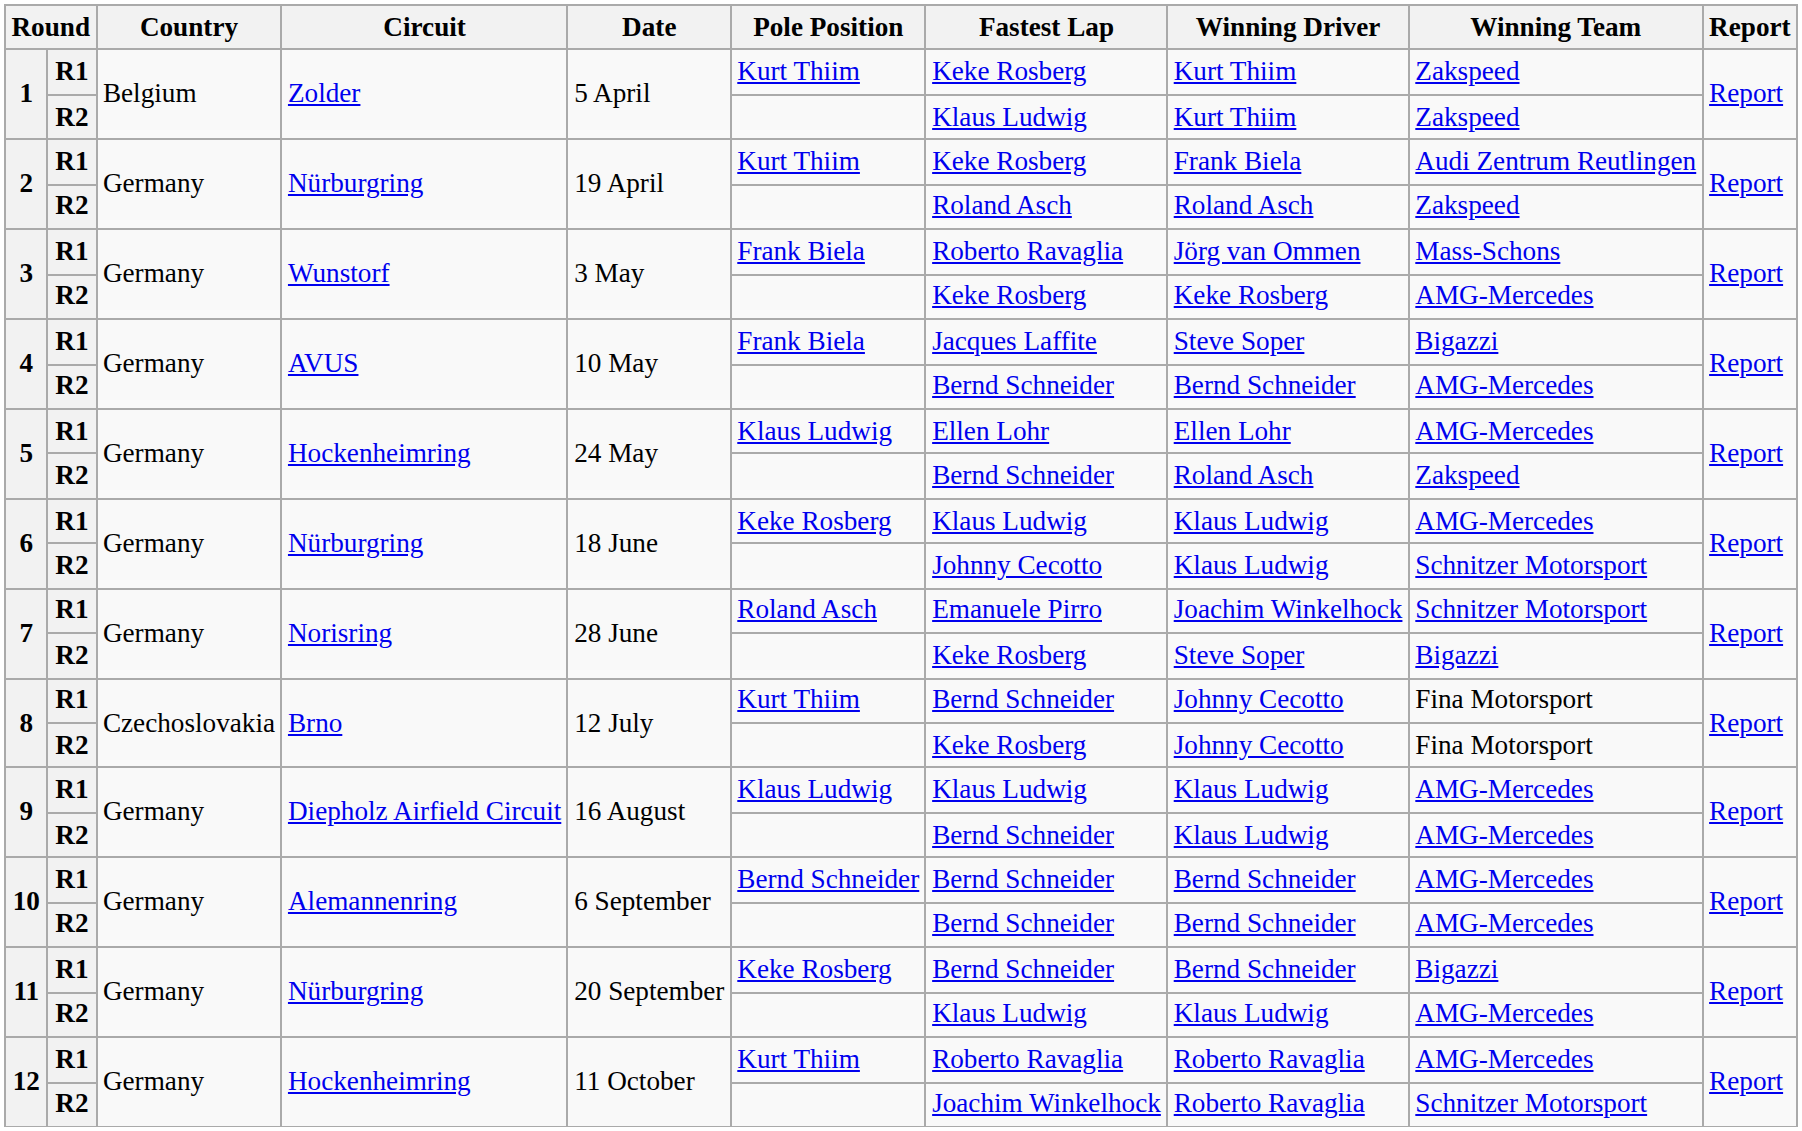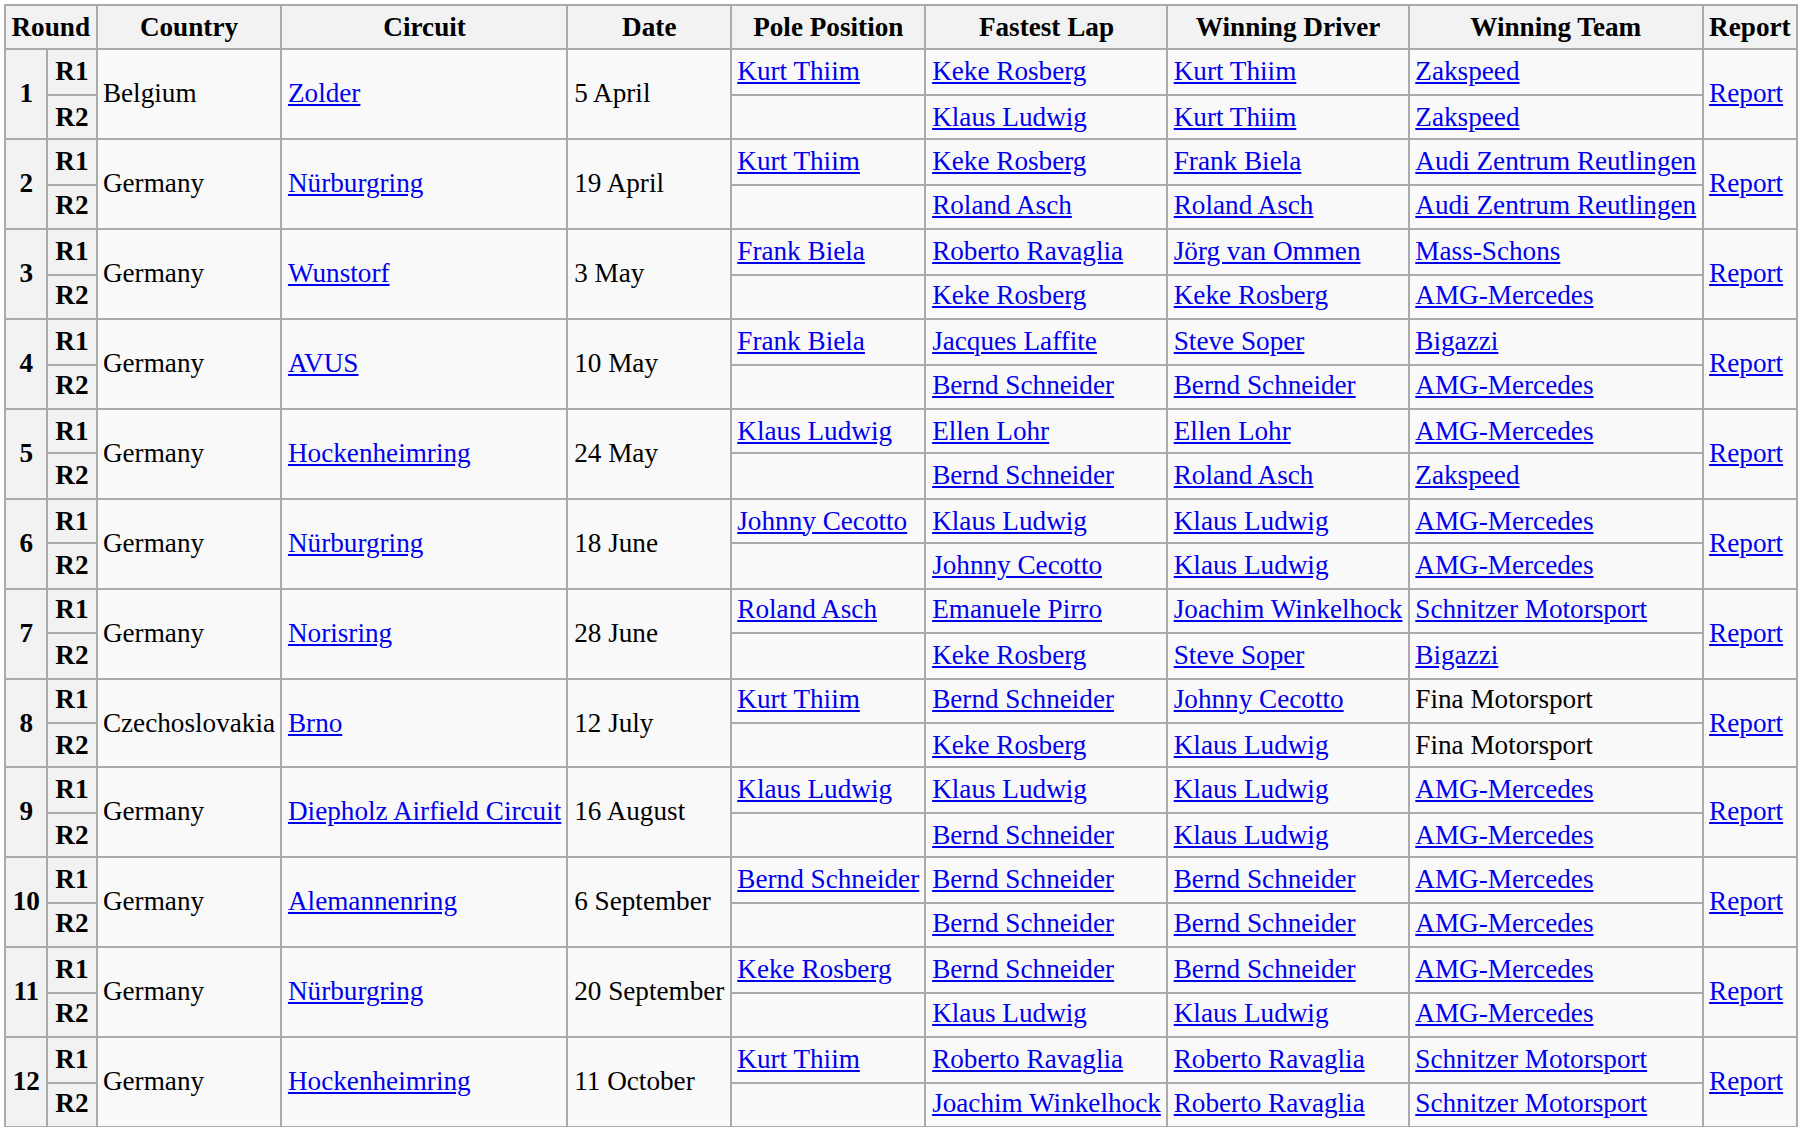(1467, 206) Zakspeed -> (1556, 206) Audi Zentrum Reutlingen
(814, 520) Keke Rosberg -> (822, 520) Johnny Cecotto
(1531, 565) Schnitzer Motorsport -> (1504, 565) AMG-Mercedes
(1259, 744) Johnny Cecotto -> (1251, 744) Klaus Ludwig
(1457, 968) Bigazzi -> (1504, 968) AMG-Mercedes
(1504, 1058) AMG-Mercedes -> (1531, 1058) Schnitzer Motorsport
